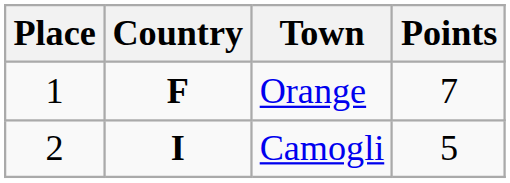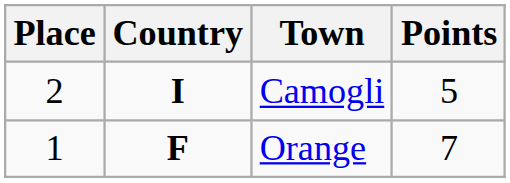rows swapped: (313, 90) <-> (322, 147)
